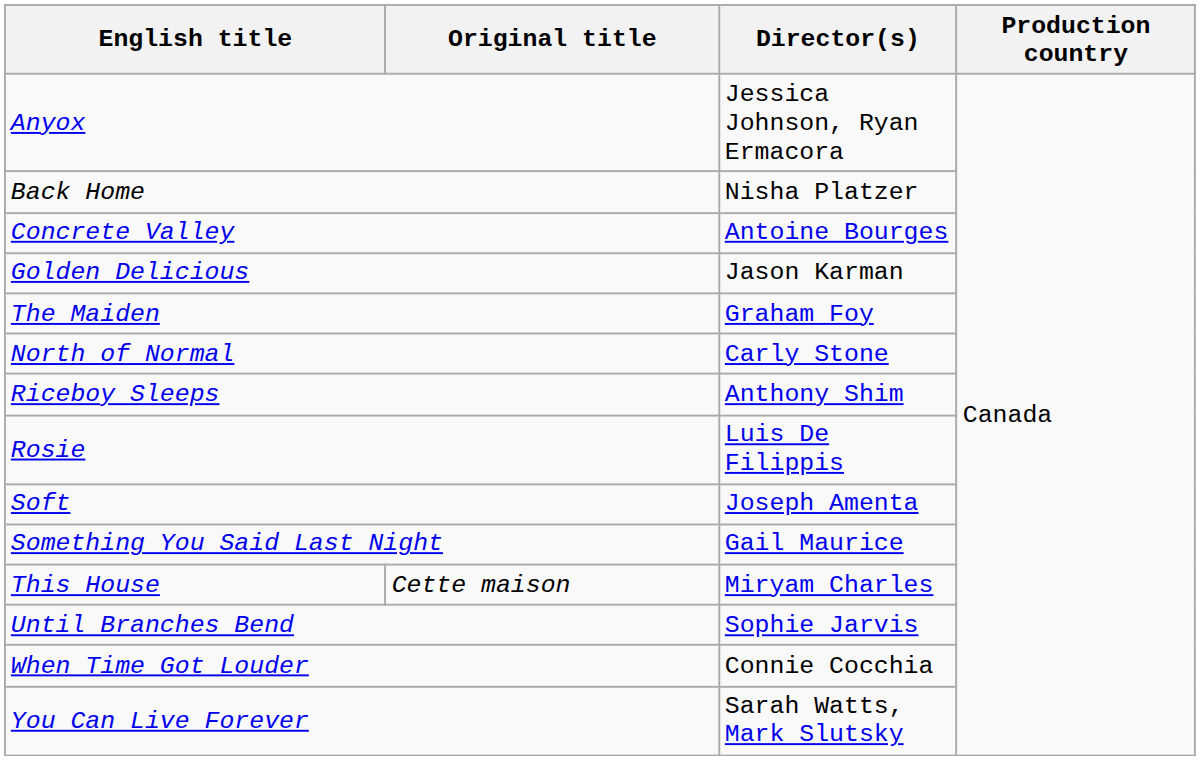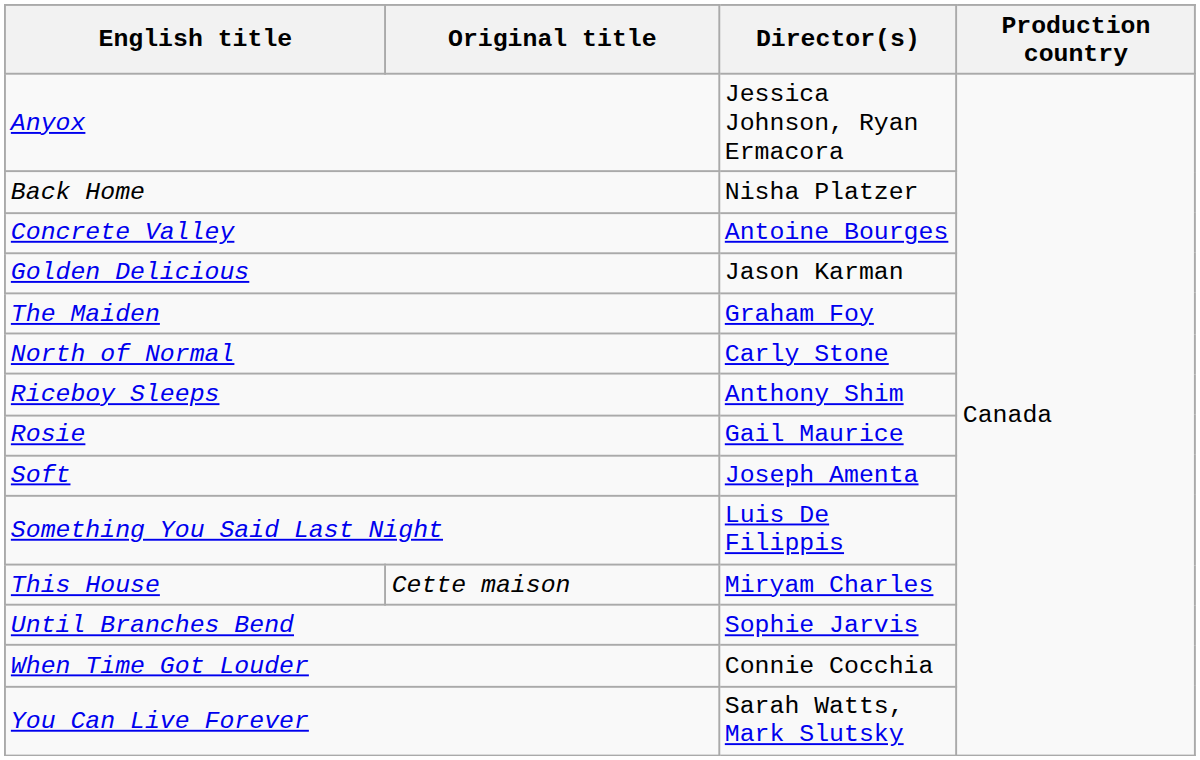(784, 449) Luis De Filippis -> (814, 435) Gail Maurice
(814, 544) Gail Maurice -> (784, 530) Luis De Filippis
